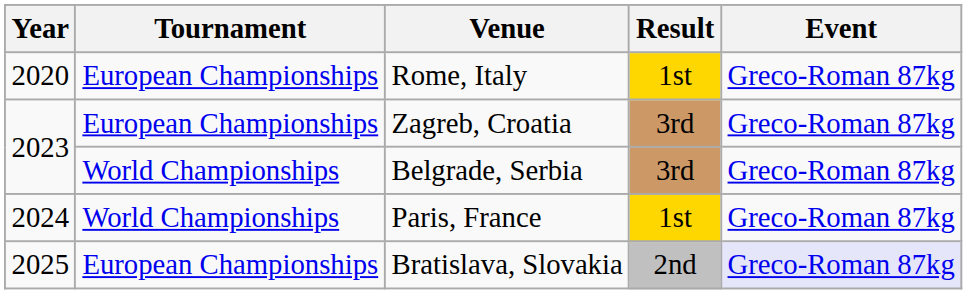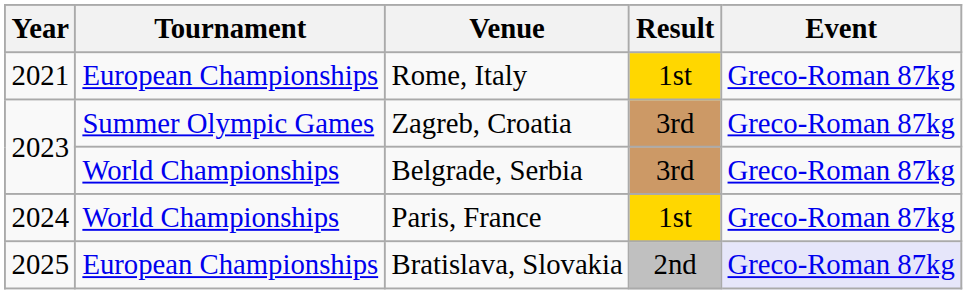(40, 75) 2020 -> (40, 75) 2021
(230, 123) European Championships -> (228, 123) Summer Olympic Games
